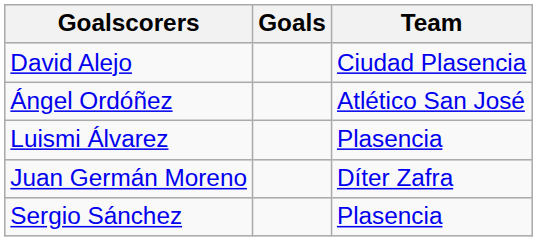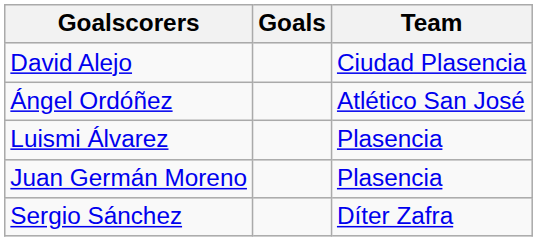(395, 178) Díter Zafra -> (390, 178) Plasencia
(390, 216) Plasencia -> (395, 216) Díter Zafra
